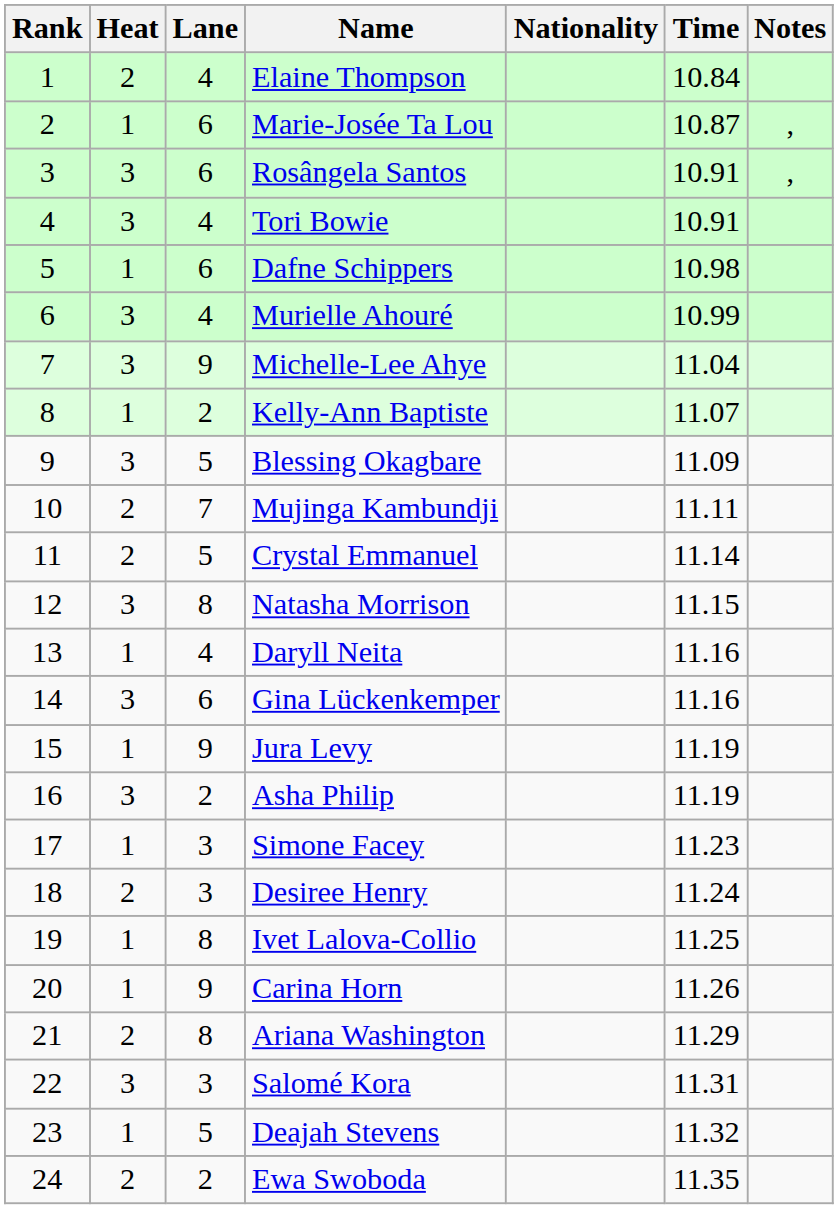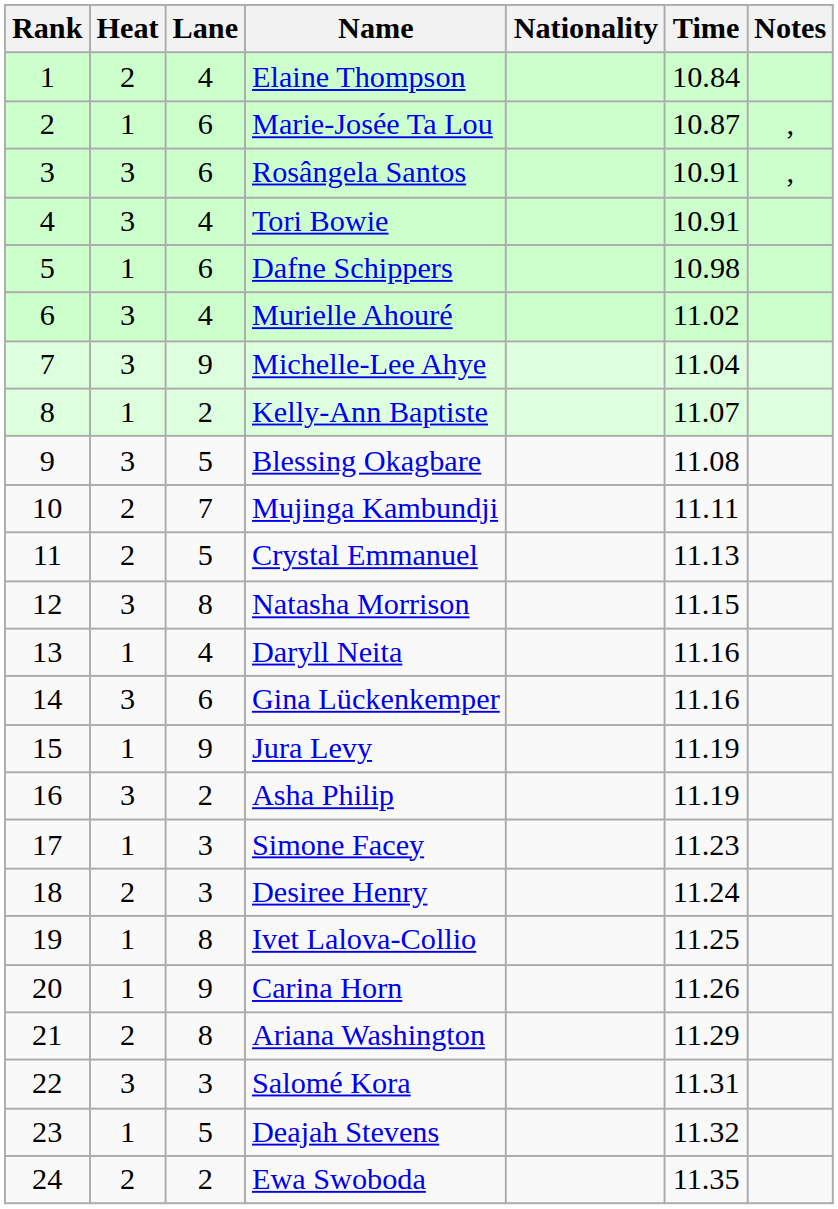(706, 316) 10.99 -> (706, 316) 11.02
(706, 460) 11.09 -> (706, 460) 11.08
(706, 556) 11.14 -> (706, 556) 11.13
